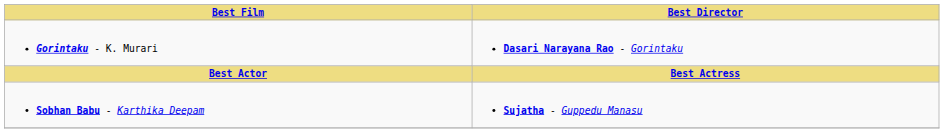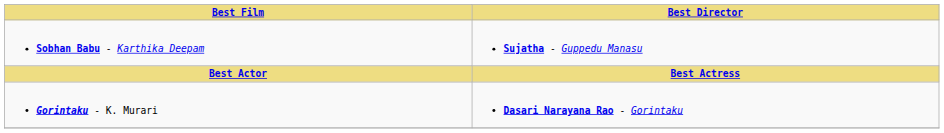rows swapped: (238, 49) <-> (238, 110)
